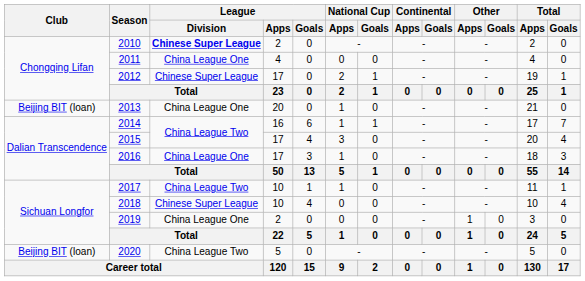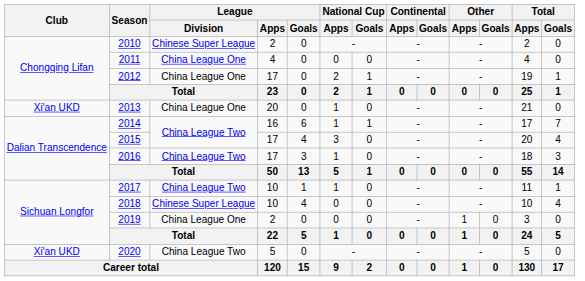(206, 44) bold -> (204, 44) normal
(206, 76) Chinese Super League -> (204, 76) China League One
(57, 108) Beijing BIT (loan) -> (57, 108) Xi'an UKD
(206, 156) China League One -> (204, 156) China League Two
(57, 252) Beijing BIT (loan) -> (57, 252) Xi'an UKD
